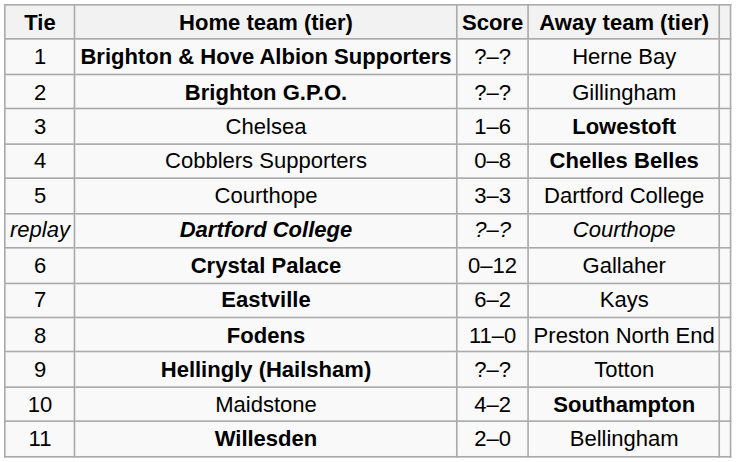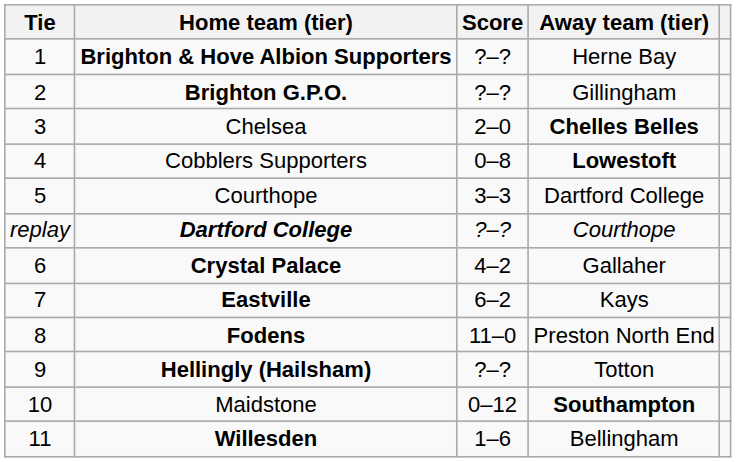(493, 126) 1–6 -> (493, 126) 2–0
(624, 126) Lowestoft -> (624, 126) Chelles Belles
(624, 161) Chelles Belles -> (624, 161) Lowestoft
(493, 265) 0–12 -> (493, 265) 4–2
(493, 404) 4–2 -> (493, 404) 0–12
(493, 439) 2–0 -> (493, 439) 1–6
